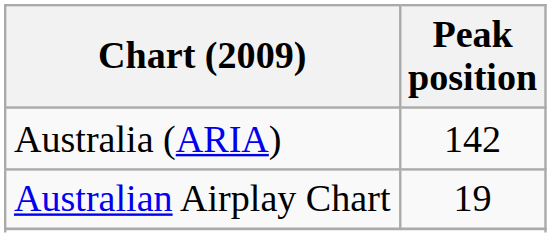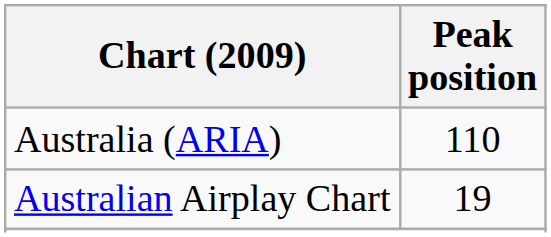(473, 137) 142 -> (473, 137) 110
